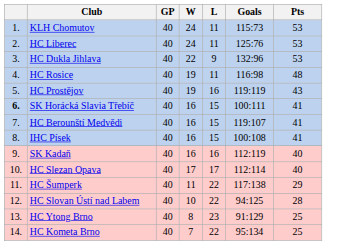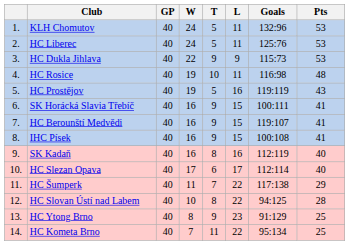+ column: (214, 12)
(250, 28) 115:73 -> (273, 28) 132:96
(250, 59) 132:96 -> (273, 59) 115:73
(16, 106) bold -> (16, 106) normal
